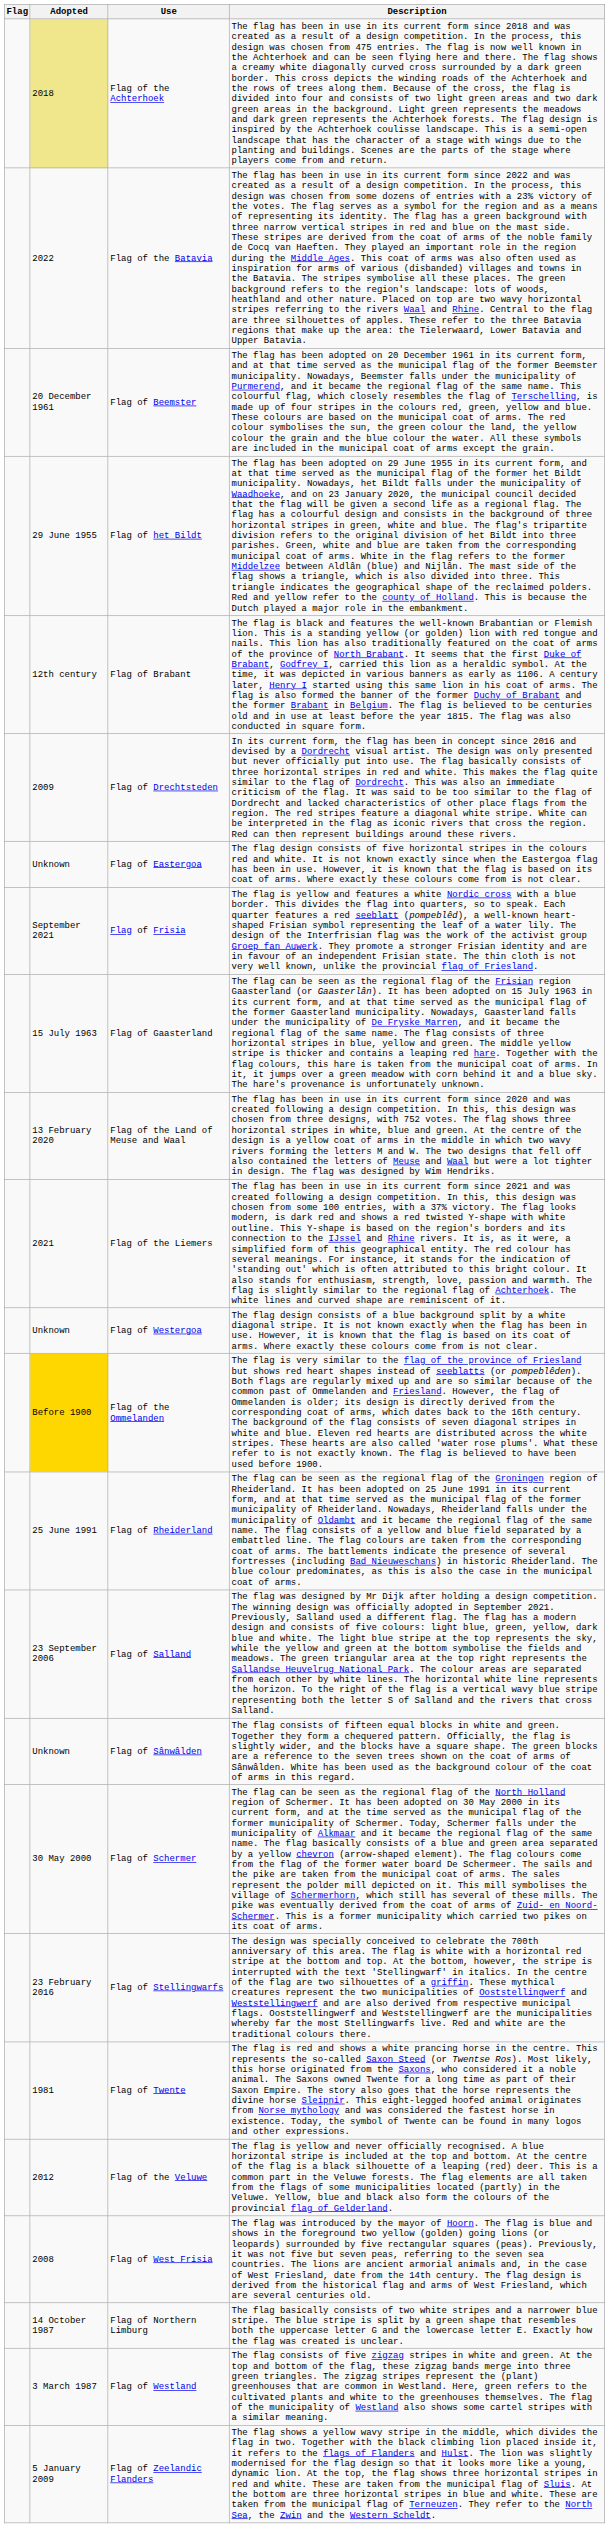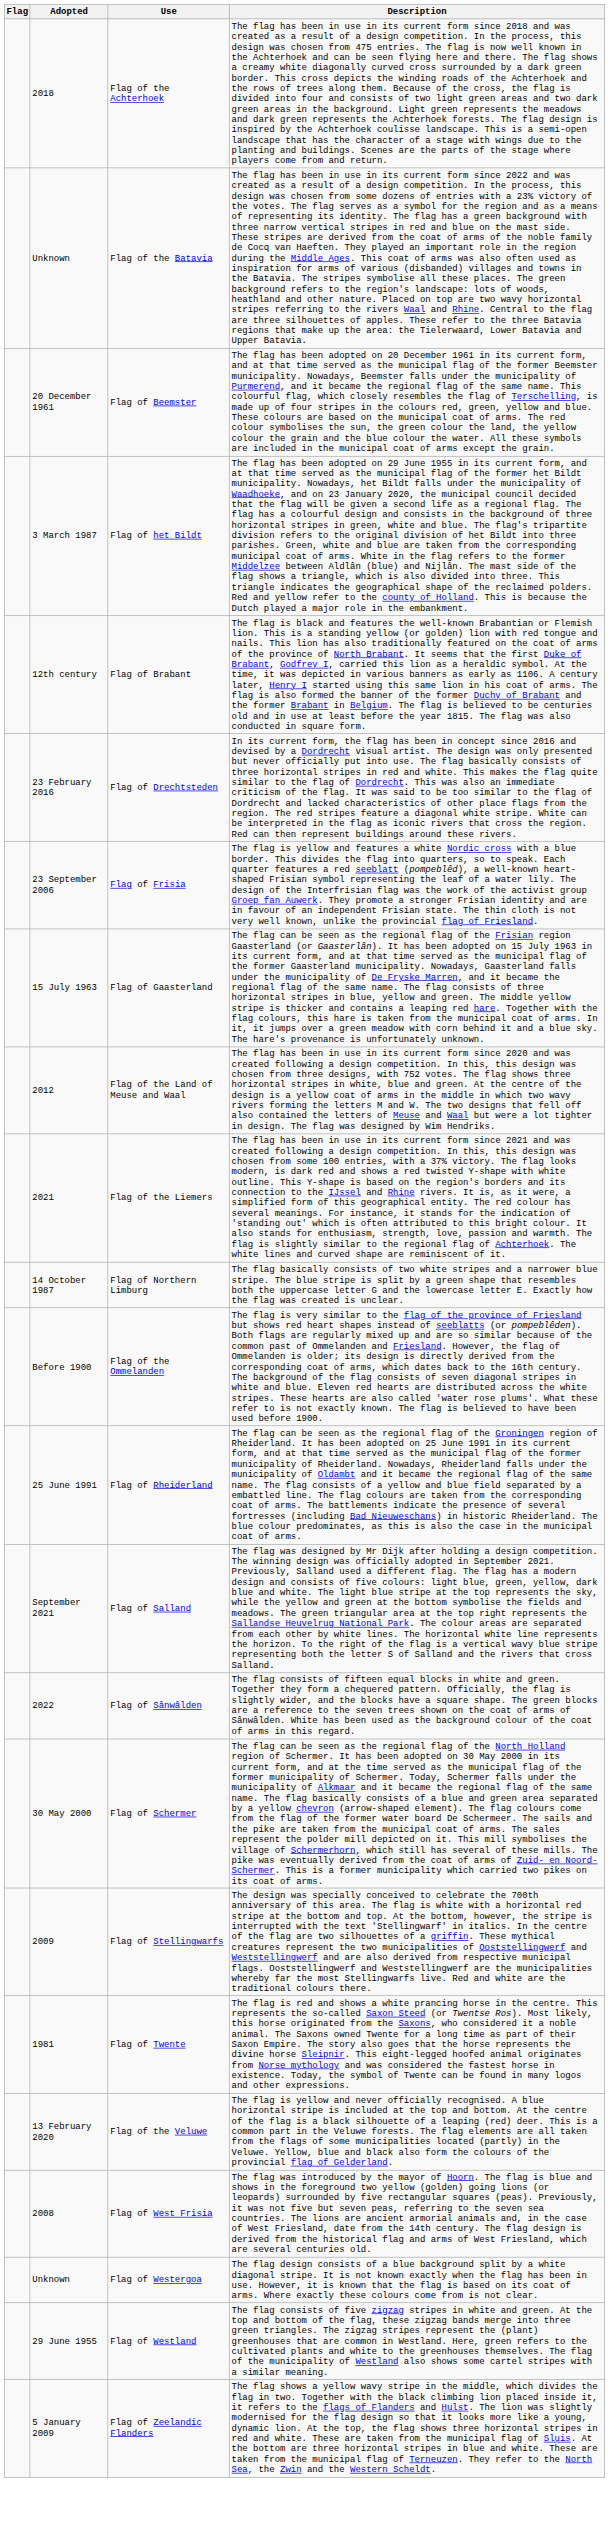(43, 94) khaki background -> (43, 94) no background
(43, 258) 2022 -> (51, 258) Unknown
(65, 536) 29 June 1955 -> (65, 536) 3 March 1987
(43, 788) 2009 -> (62, 788) 23 February 2016
- row: (156, 864)
(57, 931) September 2021 -> (65, 885) 23 September 2006
(62, 1136) 13 February 2020 -> (43, 1090) 2012
rows swapped: (153, 2326) <-> (156, 1331)
(62, 1413) gold background -> (62, 1367) no background
(65, 1654) 23 September 2006 -> (57, 1608) September 2021
(51, 1751) Unknown -> (43, 1706) 2022
(62, 1988) 23 February 2016 -> (43, 1942) 2009
(43, 2177) 2012 -> (62, 2132) 13 February 2020
(65, 2387) 3 March 1987 -> (65, 2341) 29 June 1955
